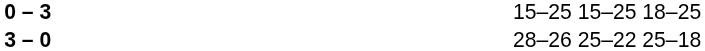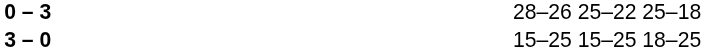(607, 12) 15–25 15–25 18–25 -> (607, 12) 28–26 25–22 25–18
(607, 40) 28–26 25–22 25–18 -> (607, 40) 15–25 15–25 18–25
